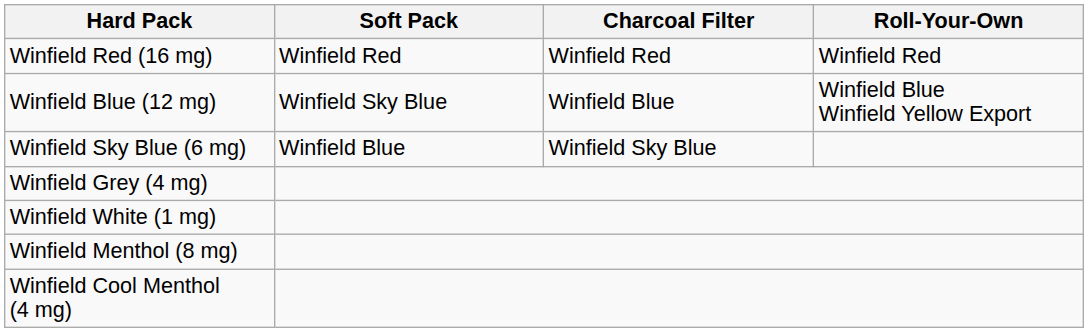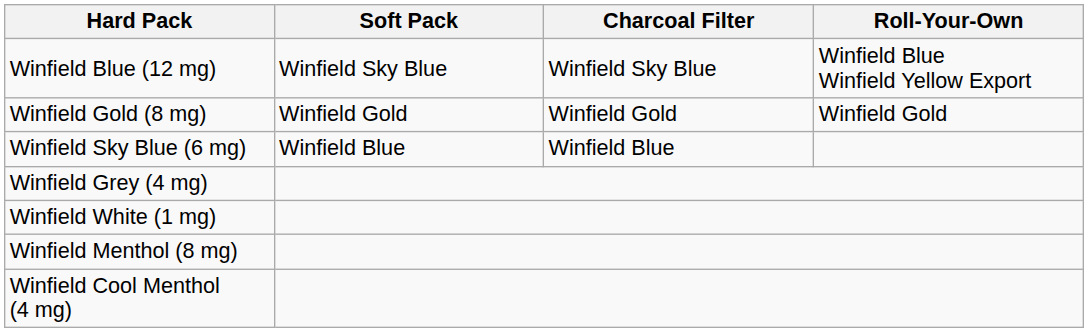- row: (111, 55)
(612, 102) Winfield Blue -> (633, 68) Winfield Sky Blue
+ row: (108, 114)
(633, 148) Winfield Sky Blue -> (612, 148) Winfield Blue
